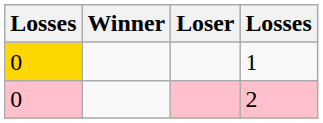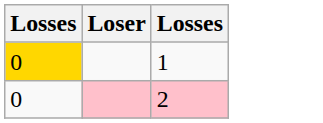- column: (126, 23)
(16, 99) pink background -> (16, 99) no background
